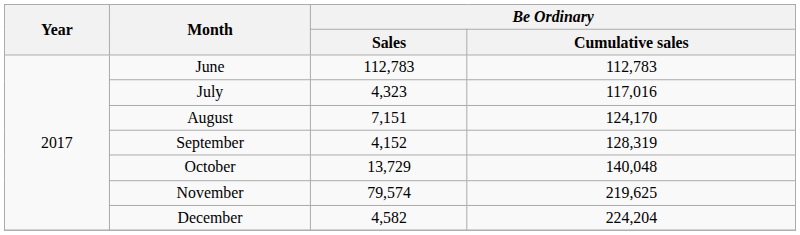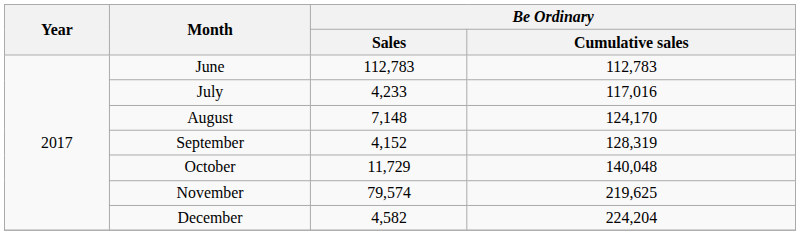(389, 92) 4,323 -> (389, 92) 4,233
(389, 117) 7,151 -> (389, 117) 7,148
(389, 167) 13,729 -> (389, 167) 11,729
